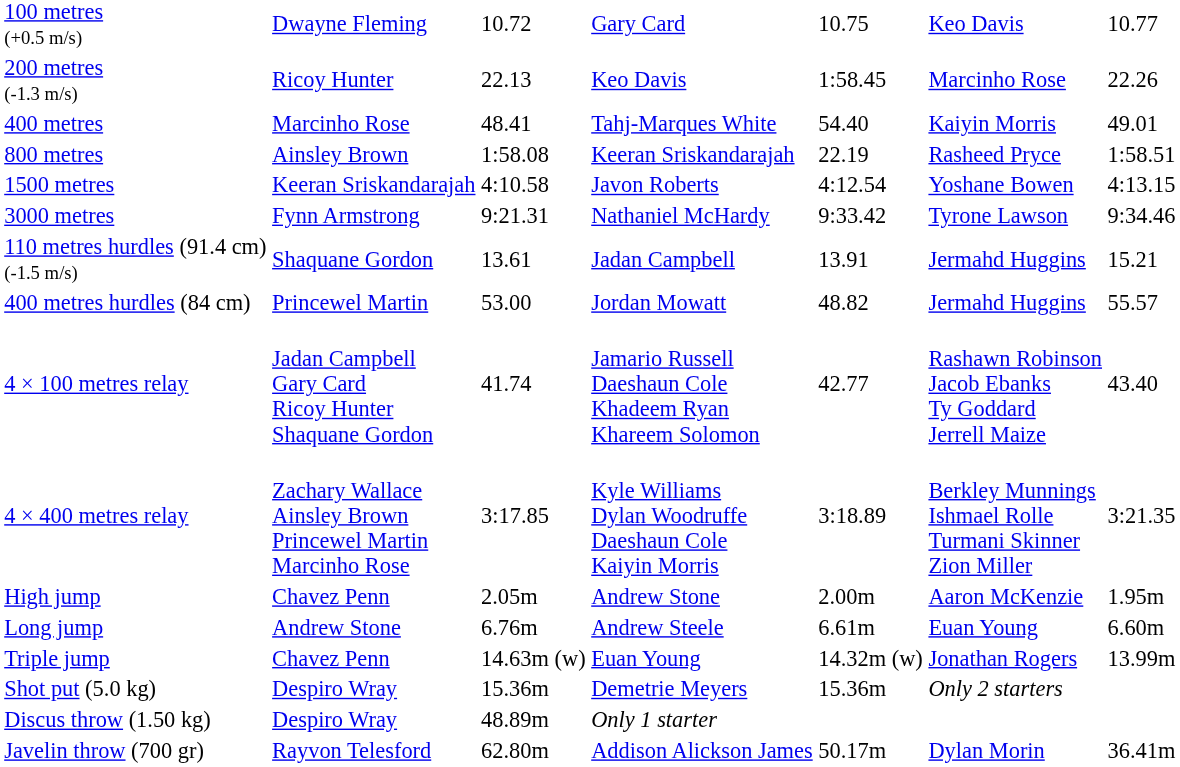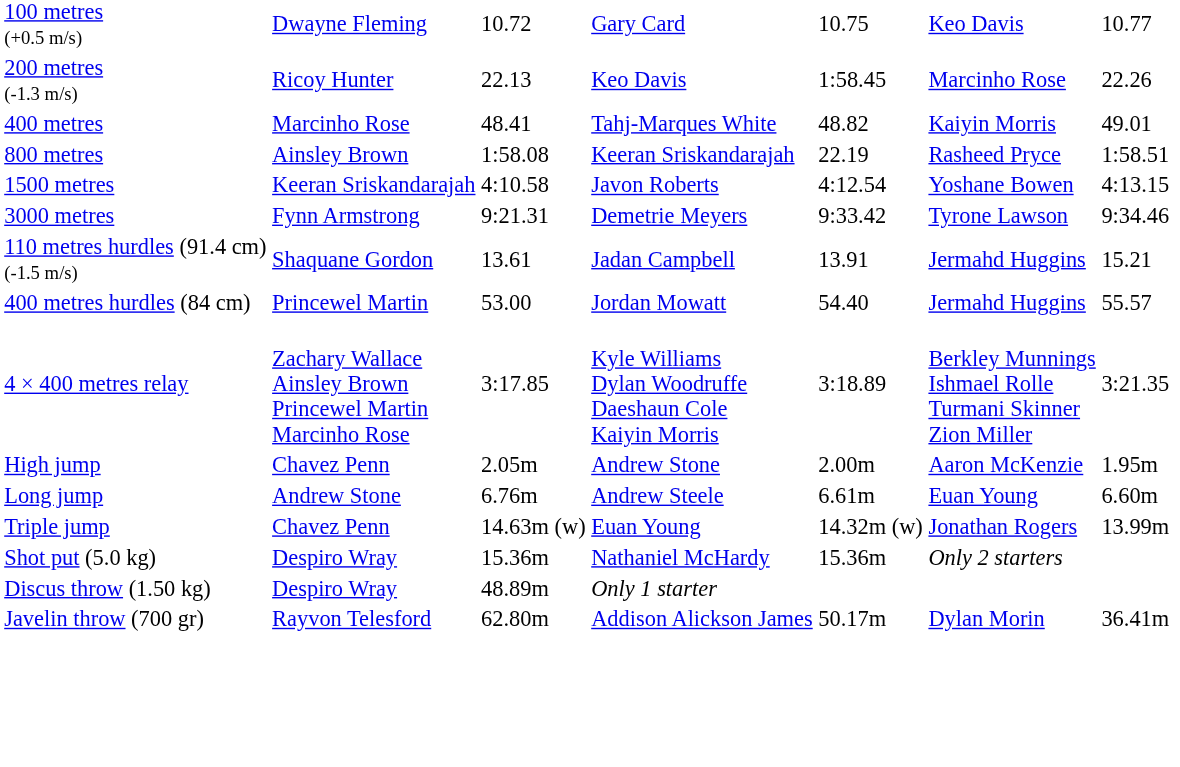(844, 123) 54.40 -> (844, 123) 48.82
(680, 215) Nathaniel McHardy -> (669, 215) Demetrie Meyers
(844, 302) 48.82 -> (844, 302) 54.40
- row: (96, 383)
(669, 689) Demetrie Meyers -> (680, 557) Nathaniel McHardy
